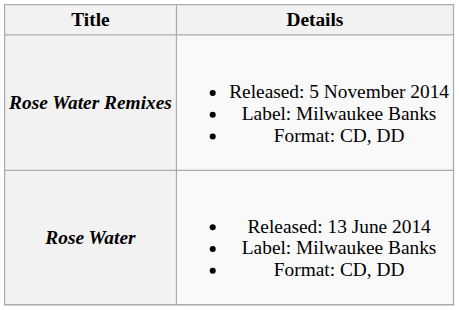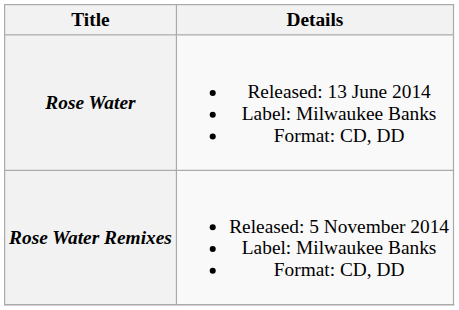rows swapped: (90, 237) <-> (90, 102)
